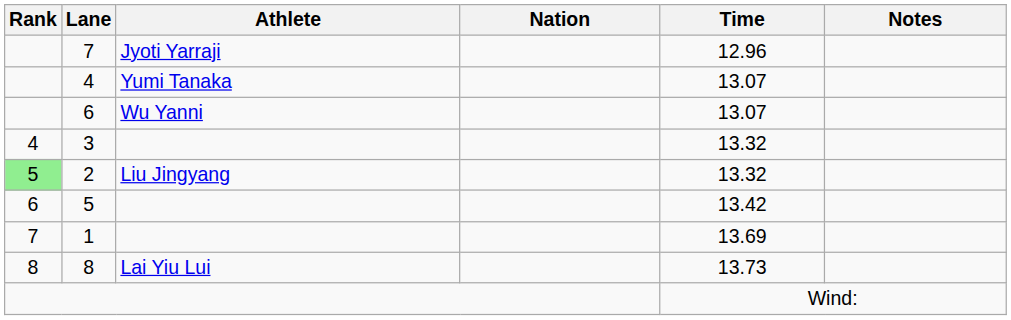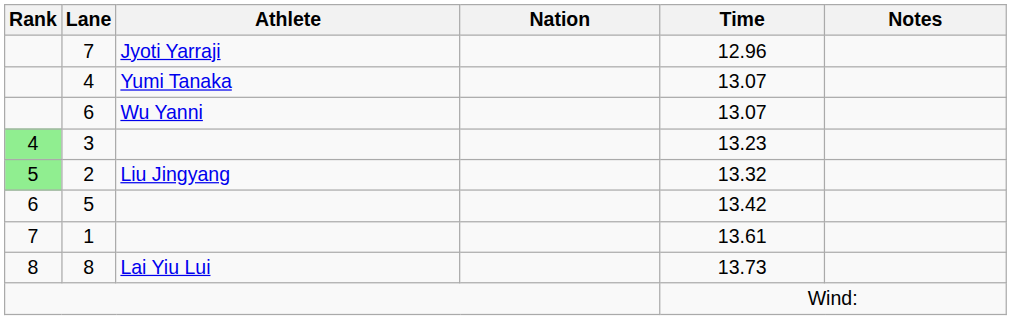(33, 143) no background -> (33, 143) lightgreen background
(742, 143) 13.32 -> (742, 143) 13.23
(742, 236) 13.69 -> (742, 236) 13.61
